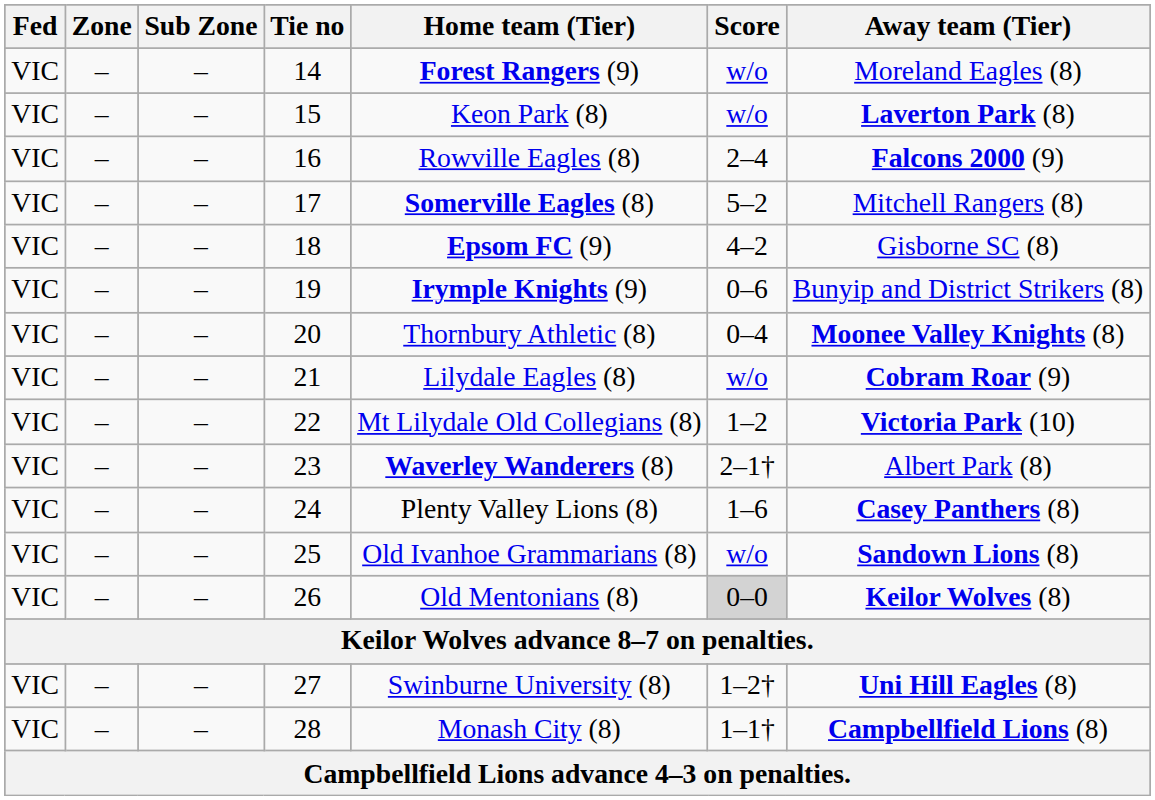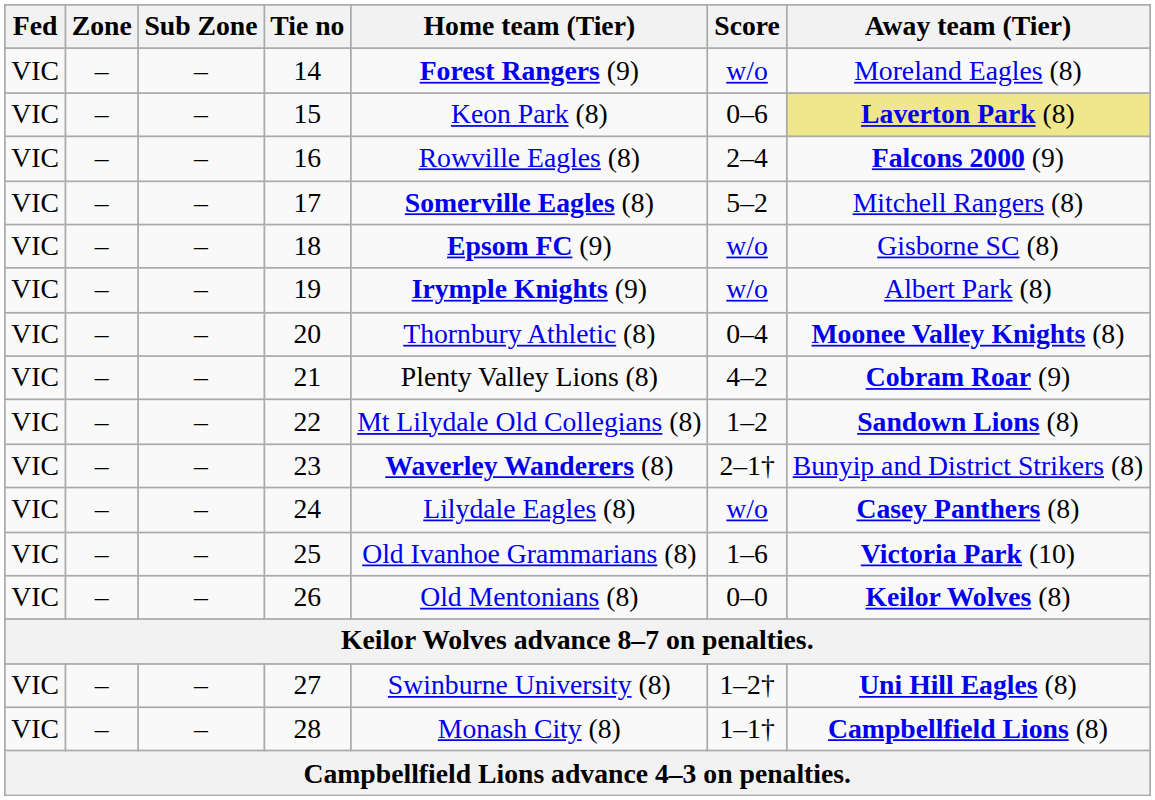(747, 114) w/o -> (747, 114) 0–6
(968, 114) no background -> (968, 114) khaki background
(747, 245) 4–2 -> (747, 245) w/o
(747, 289) 0–6 -> (747, 289) w/o
(968, 289) Bunyip and District Strikers (8) -> (968, 289) Albert Park (8)
(529, 377) Lilydale Eagles (8) -> (529, 377) Plenty Valley Lions (8)
(747, 377) w/o -> (747, 377) 4–2
(968, 421) Victoria Park (10) -> (968, 421) Sandown Lions (8)
(968, 465) Albert Park (8) -> (968, 465) Bunyip and District Strikers (8)
(529, 509) Plenty Valley Lions (8) -> (529, 509) Lilydale Eagles (8)
(747, 509) 1–6 -> (747, 509) w/o
(747, 553) w/o -> (747, 553) 1–6
(968, 553) Sandown Lions (8) -> (968, 553) Victoria Park (10)
(747, 597) lightgrey background -> (747, 597) no background
